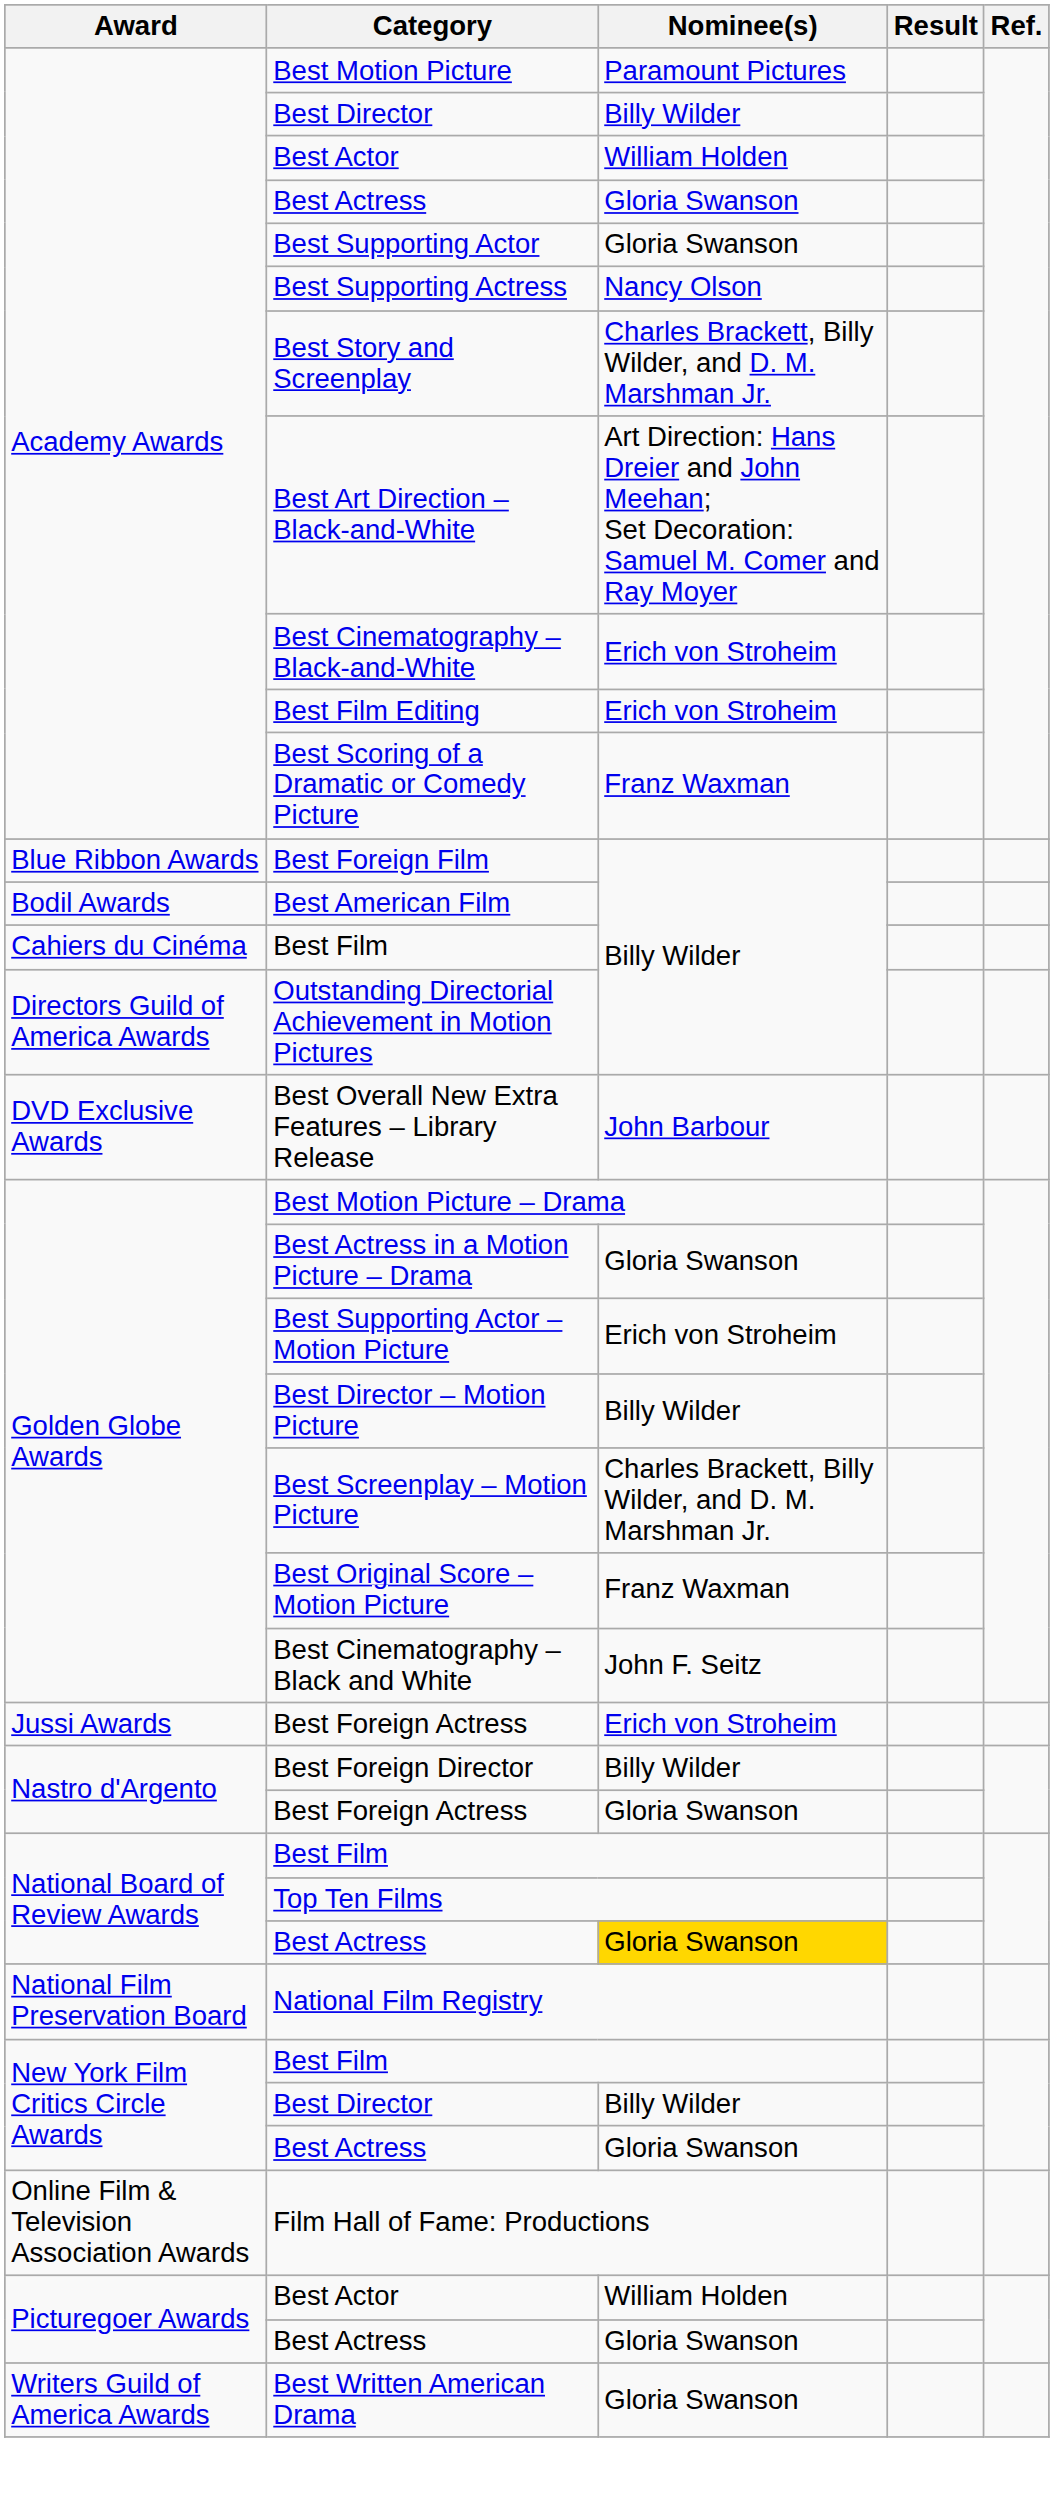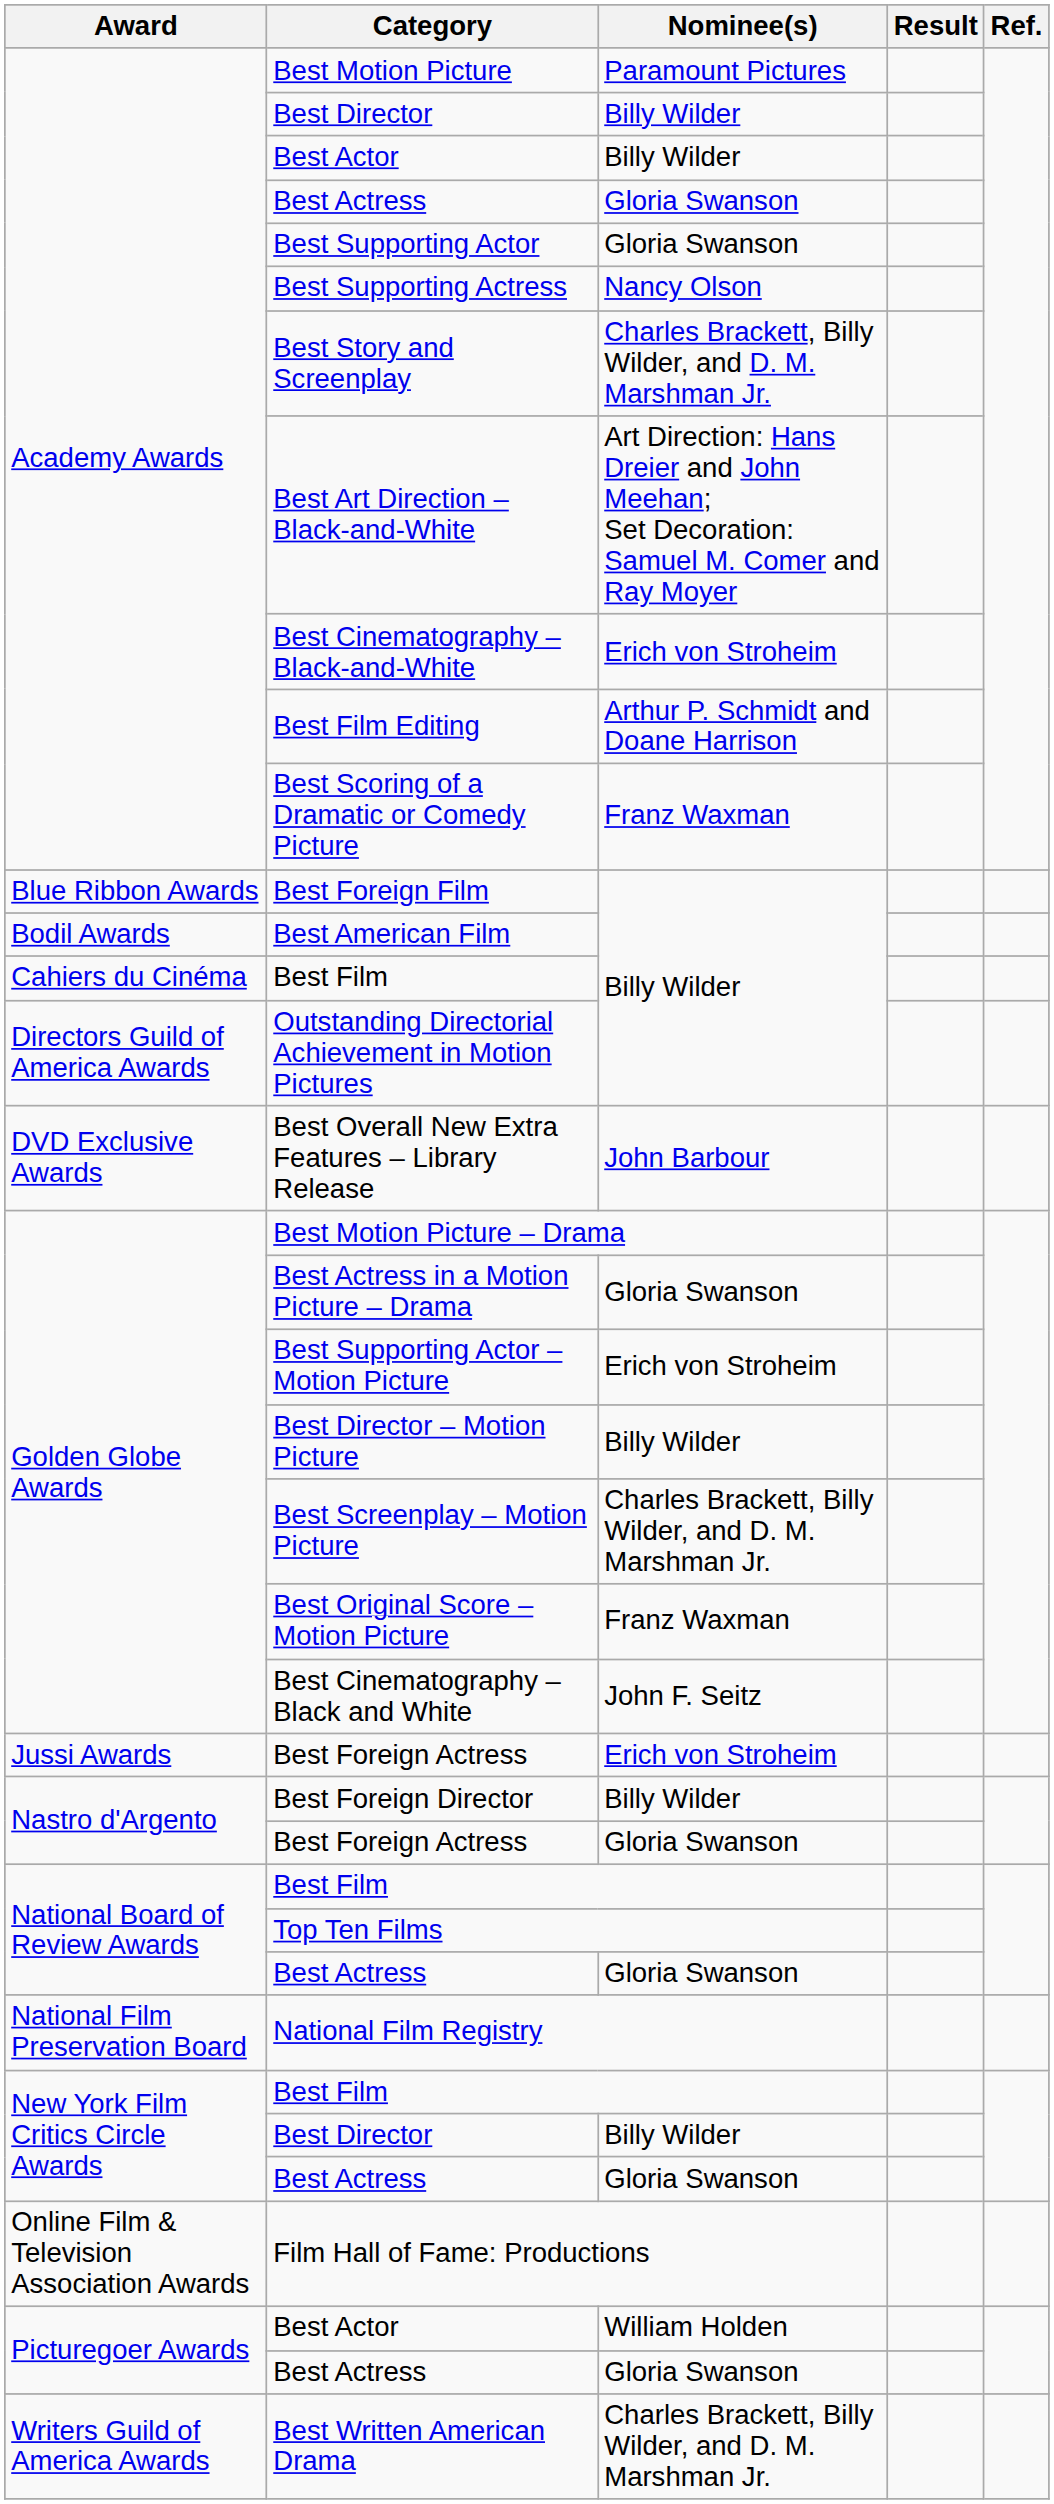(696, 157) William Holden -> (672, 157) Billy Wilder
(720, 710) Erich von Stroheim -> (737, 725) Arthur P. Schmidt and Doane Harrison
(701, 1942) gold background -> (701, 1973) no background
(701, 2399) Gloria Swanson -> (739, 2446) Charles Brackett, Billy Wilder, and D. M. Marshman Jr.
